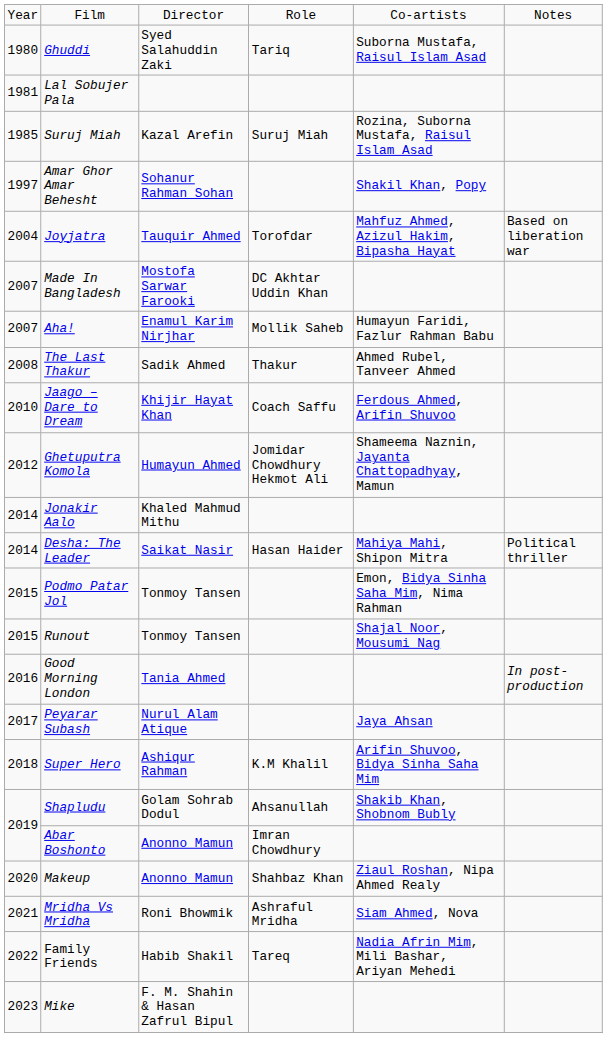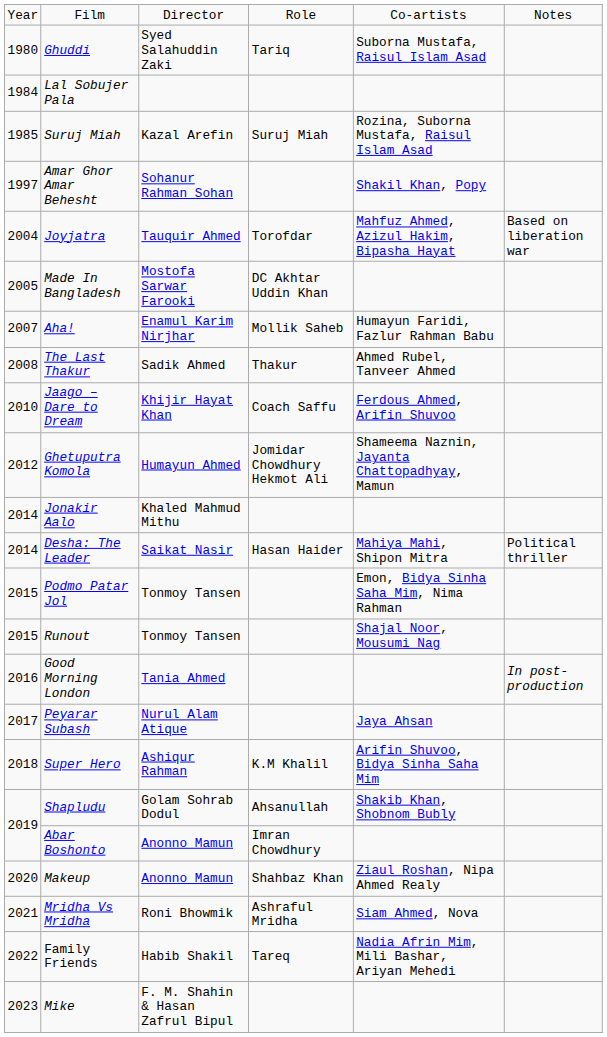(23, 93) 1981 -> (23, 93) 1984
(23, 286) 2007 -> (23, 286) 2005
